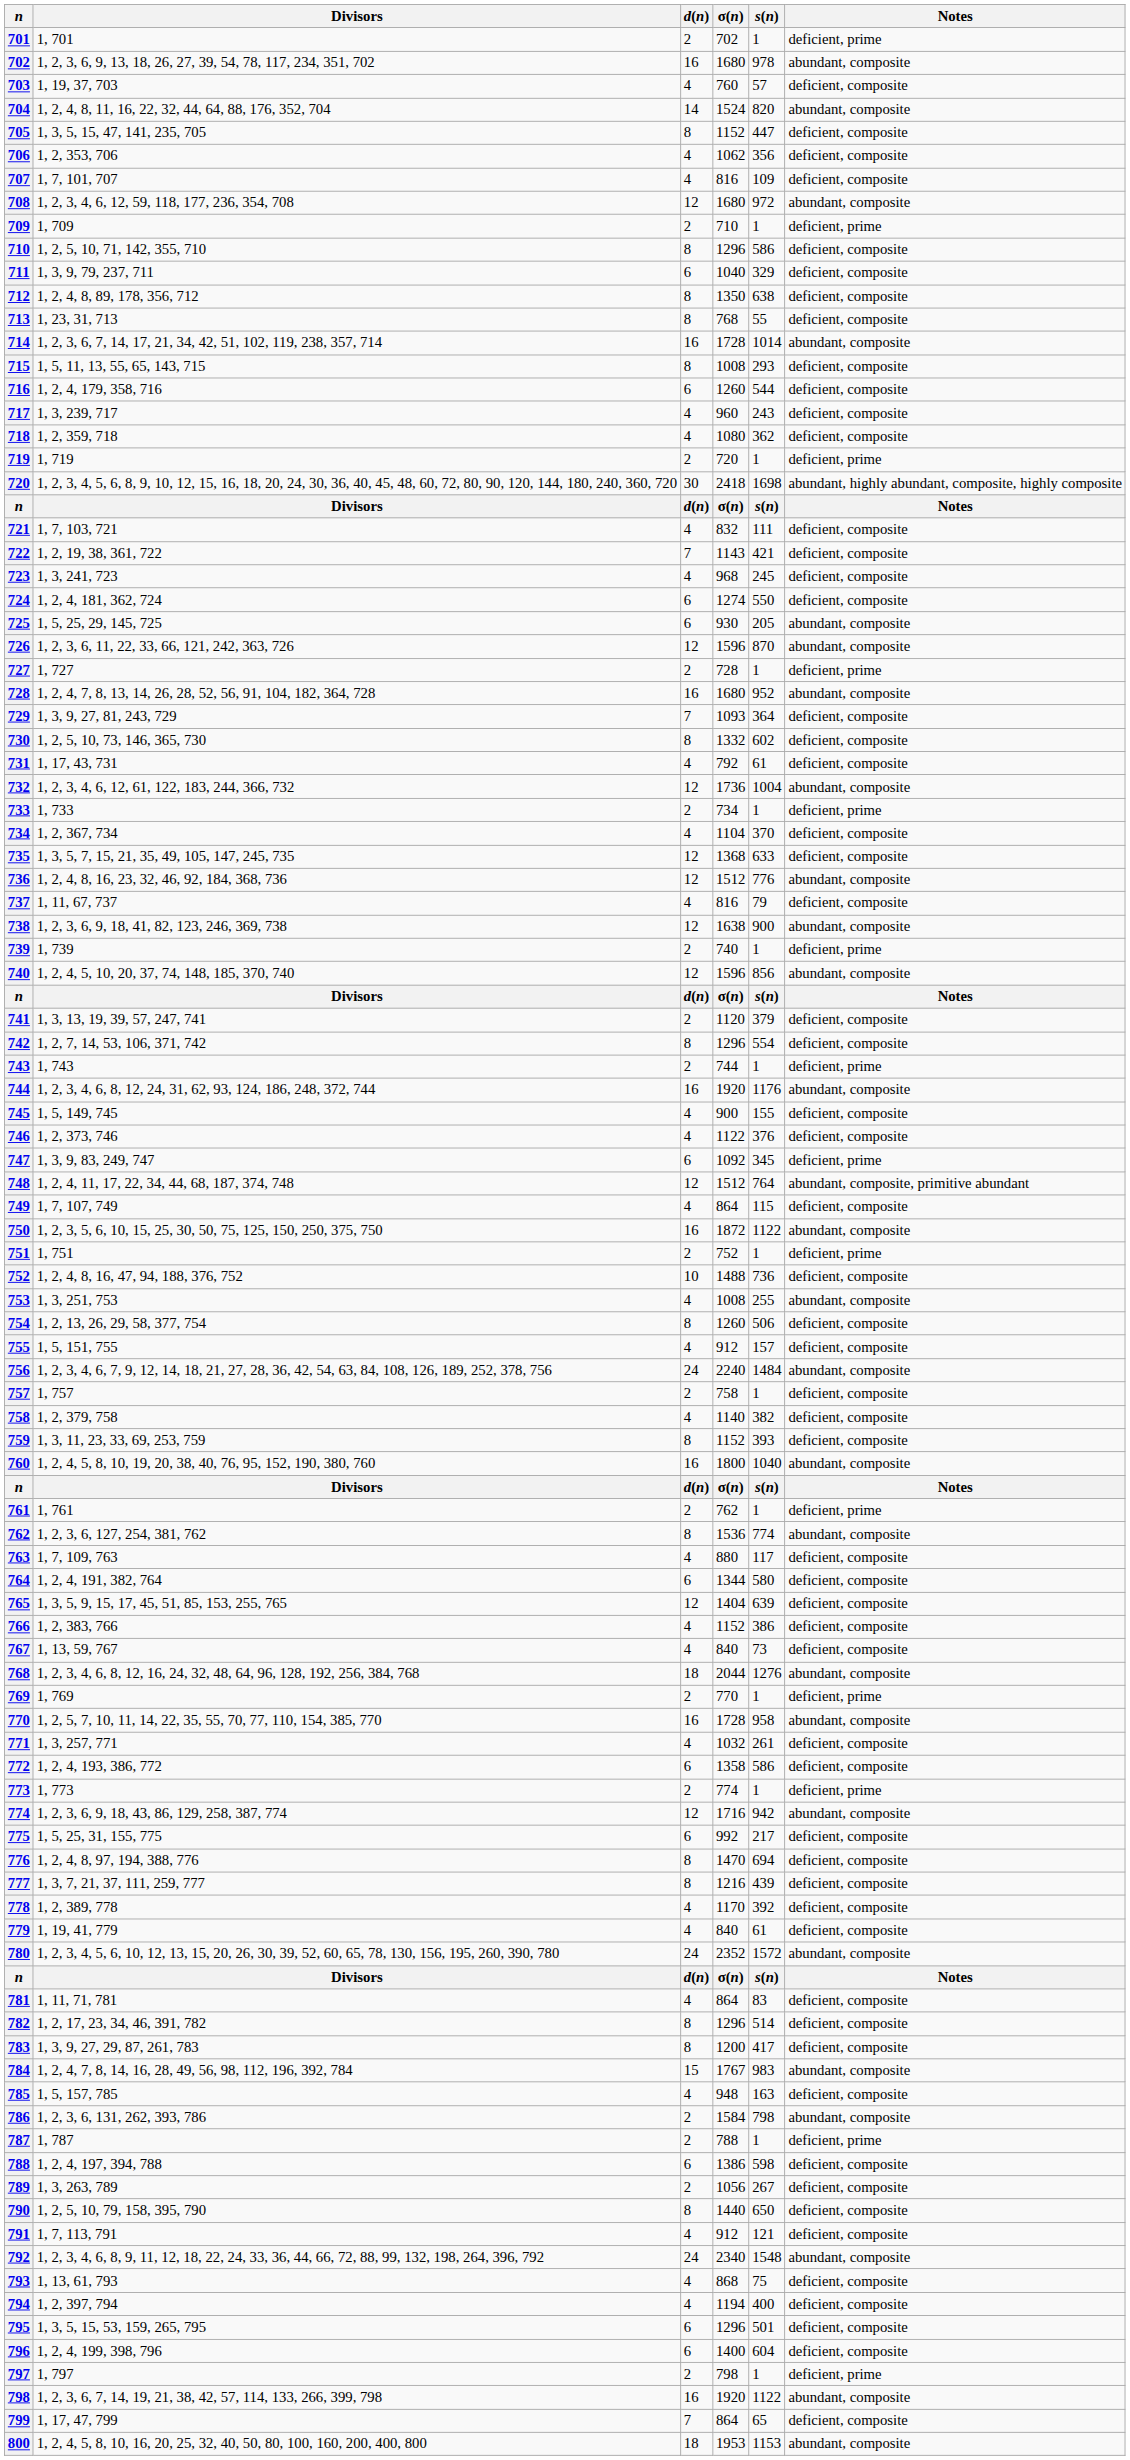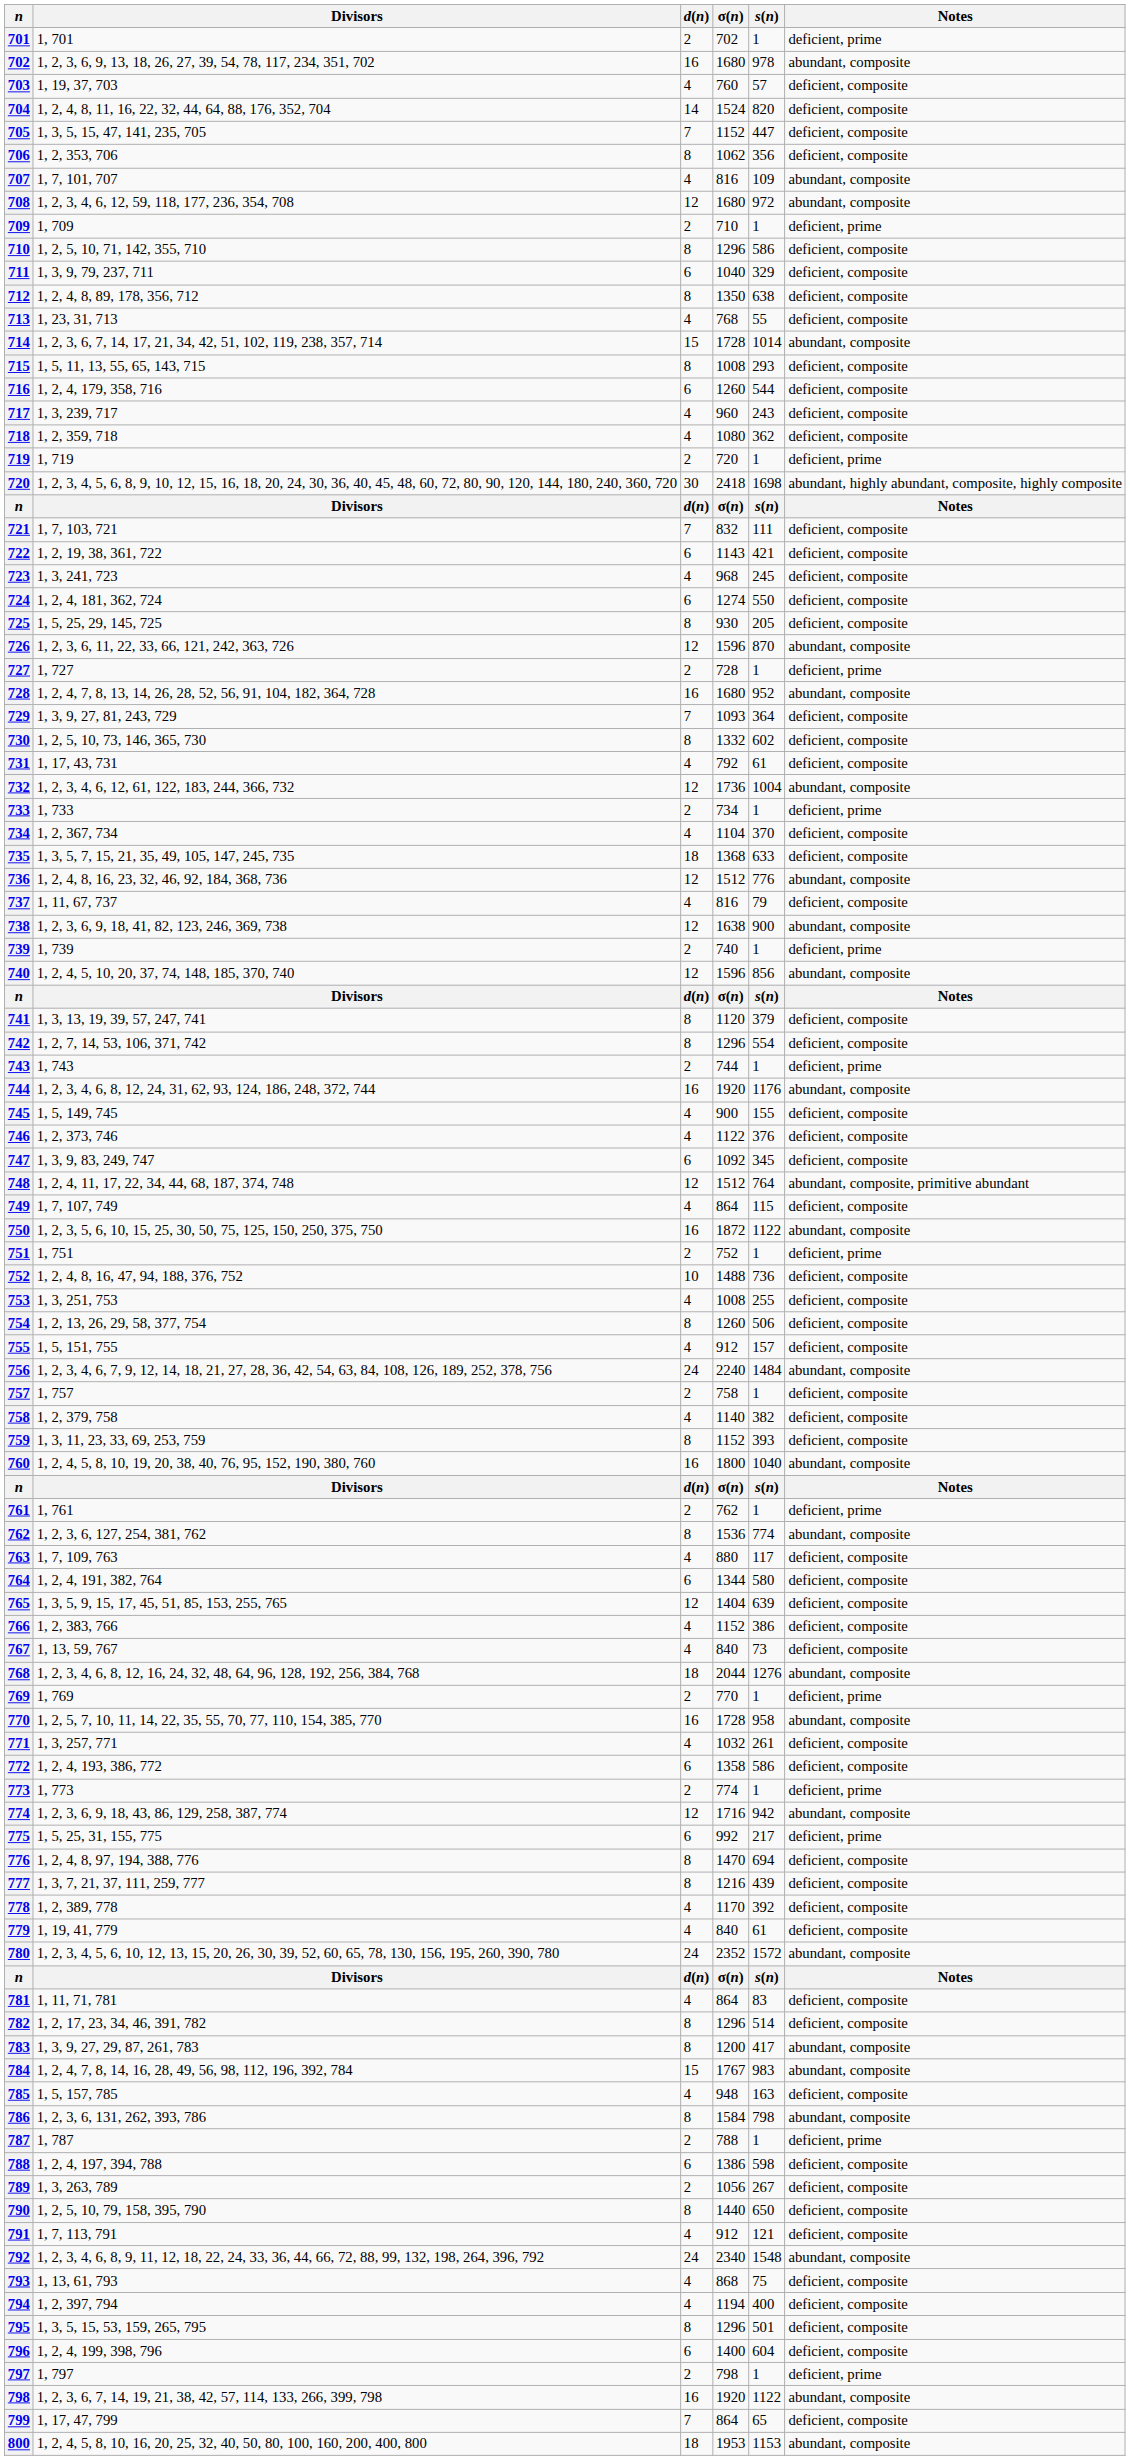(849, 109) abundant, composite -> (848, 109) deficient, composite
(688, 132) 8 -> (688, 132) 7
(688, 156) 4 -> (688, 156) 8
(848, 179) deficient, composite -> (849, 179) abundant, composite
(688, 319) 8 -> (688, 319) 4
(691, 343) 16 -> (691, 343) 15
(688, 529) 4 -> (688, 529) 7
(688, 553) 7 -> (688, 553) 6
(688, 623) 6 -> (688, 623) 8
(849, 623) abundant, composite -> (848, 623) deficient, composite
(691, 856) 12 -> (691, 856) 18
(688, 1020) 2 -> (688, 1020) 8
(835, 1160) deficient, prime -> (848, 1160) deficient, composite
(849, 1300) abundant, composite -> (848, 1300) deficient, composite
(848, 1837) deficient, composite -> (835, 1837) deficient, prime
(848, 2047) deficient, composite -> (849, 2047) abundant, composite
(688, 2117) 2 -> (688, 2117) 8
(688, 2327) 6 -> (688, 2327) 8
